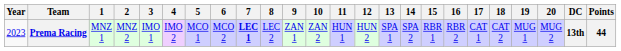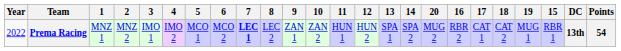columns swapped: (433, 11) <-> (551, 11)
(16, 32) 2023 -> (16, 32) 2022
(601, 32) 44 -> (601, 32) 54
